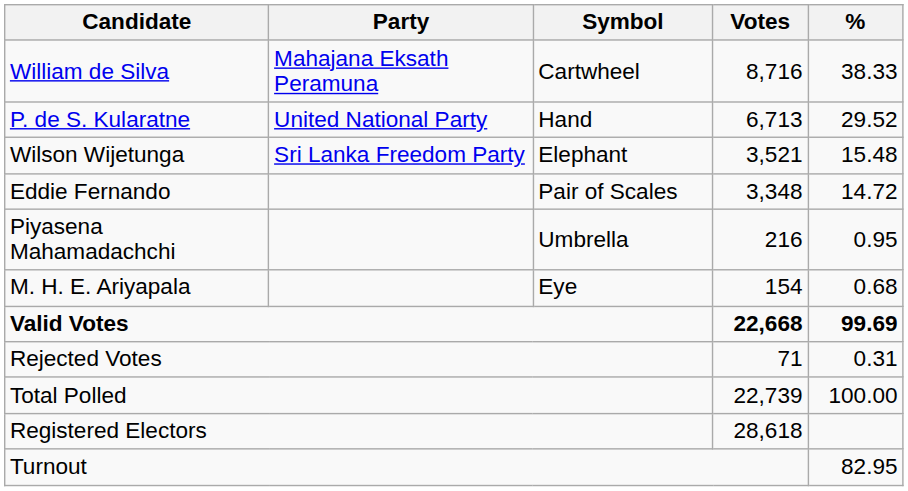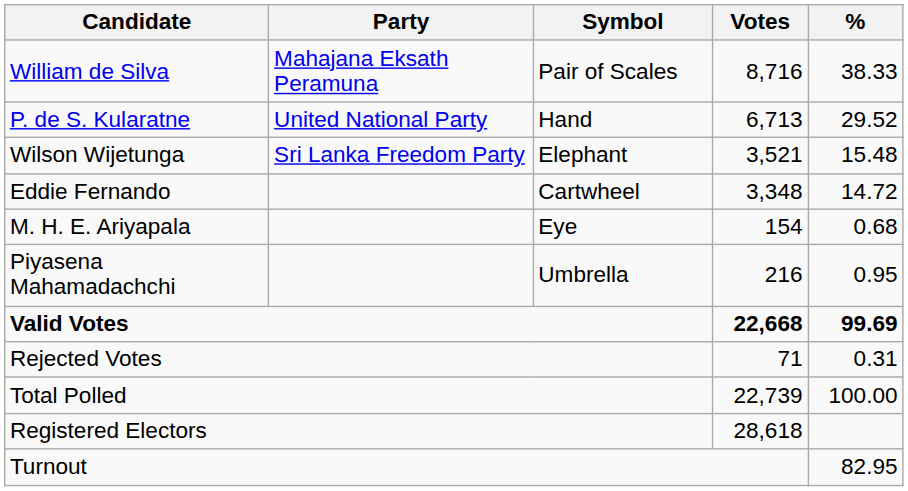(589, 70) Cartwheel -> (608, 70) Pair of Scales
(608, 190) Pair of Scales -> (589, 190) Cartwheel
rows swapped: (93, 239) <-> (100, 287)
